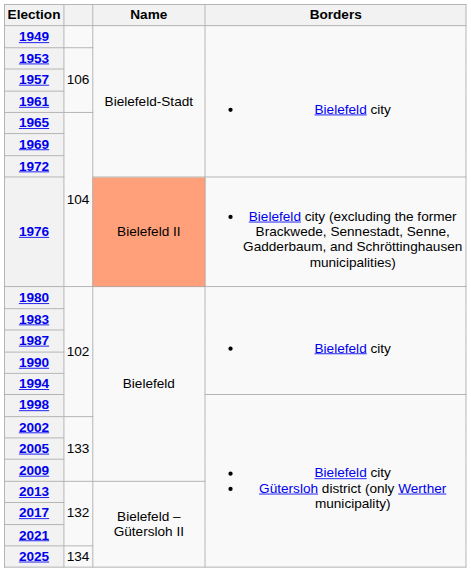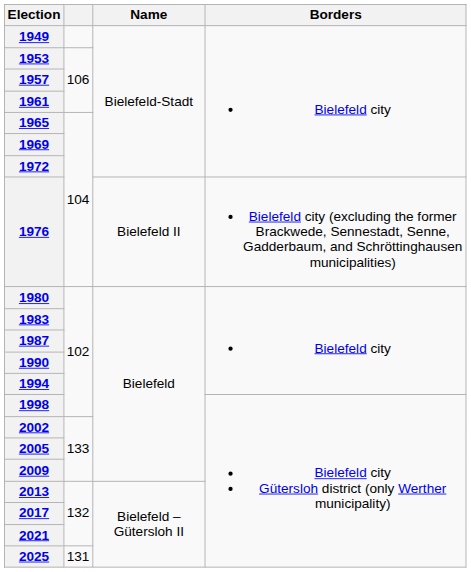(149, 232) lightsalmon background -> (149, 232) no background
(78, 556) 134 -> (78, 556) 131
